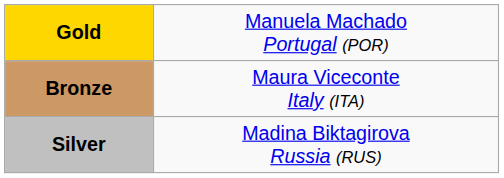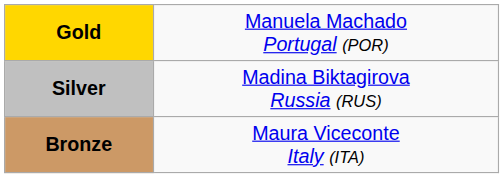rows swapped: (79, 144) <-> (79, 88)
